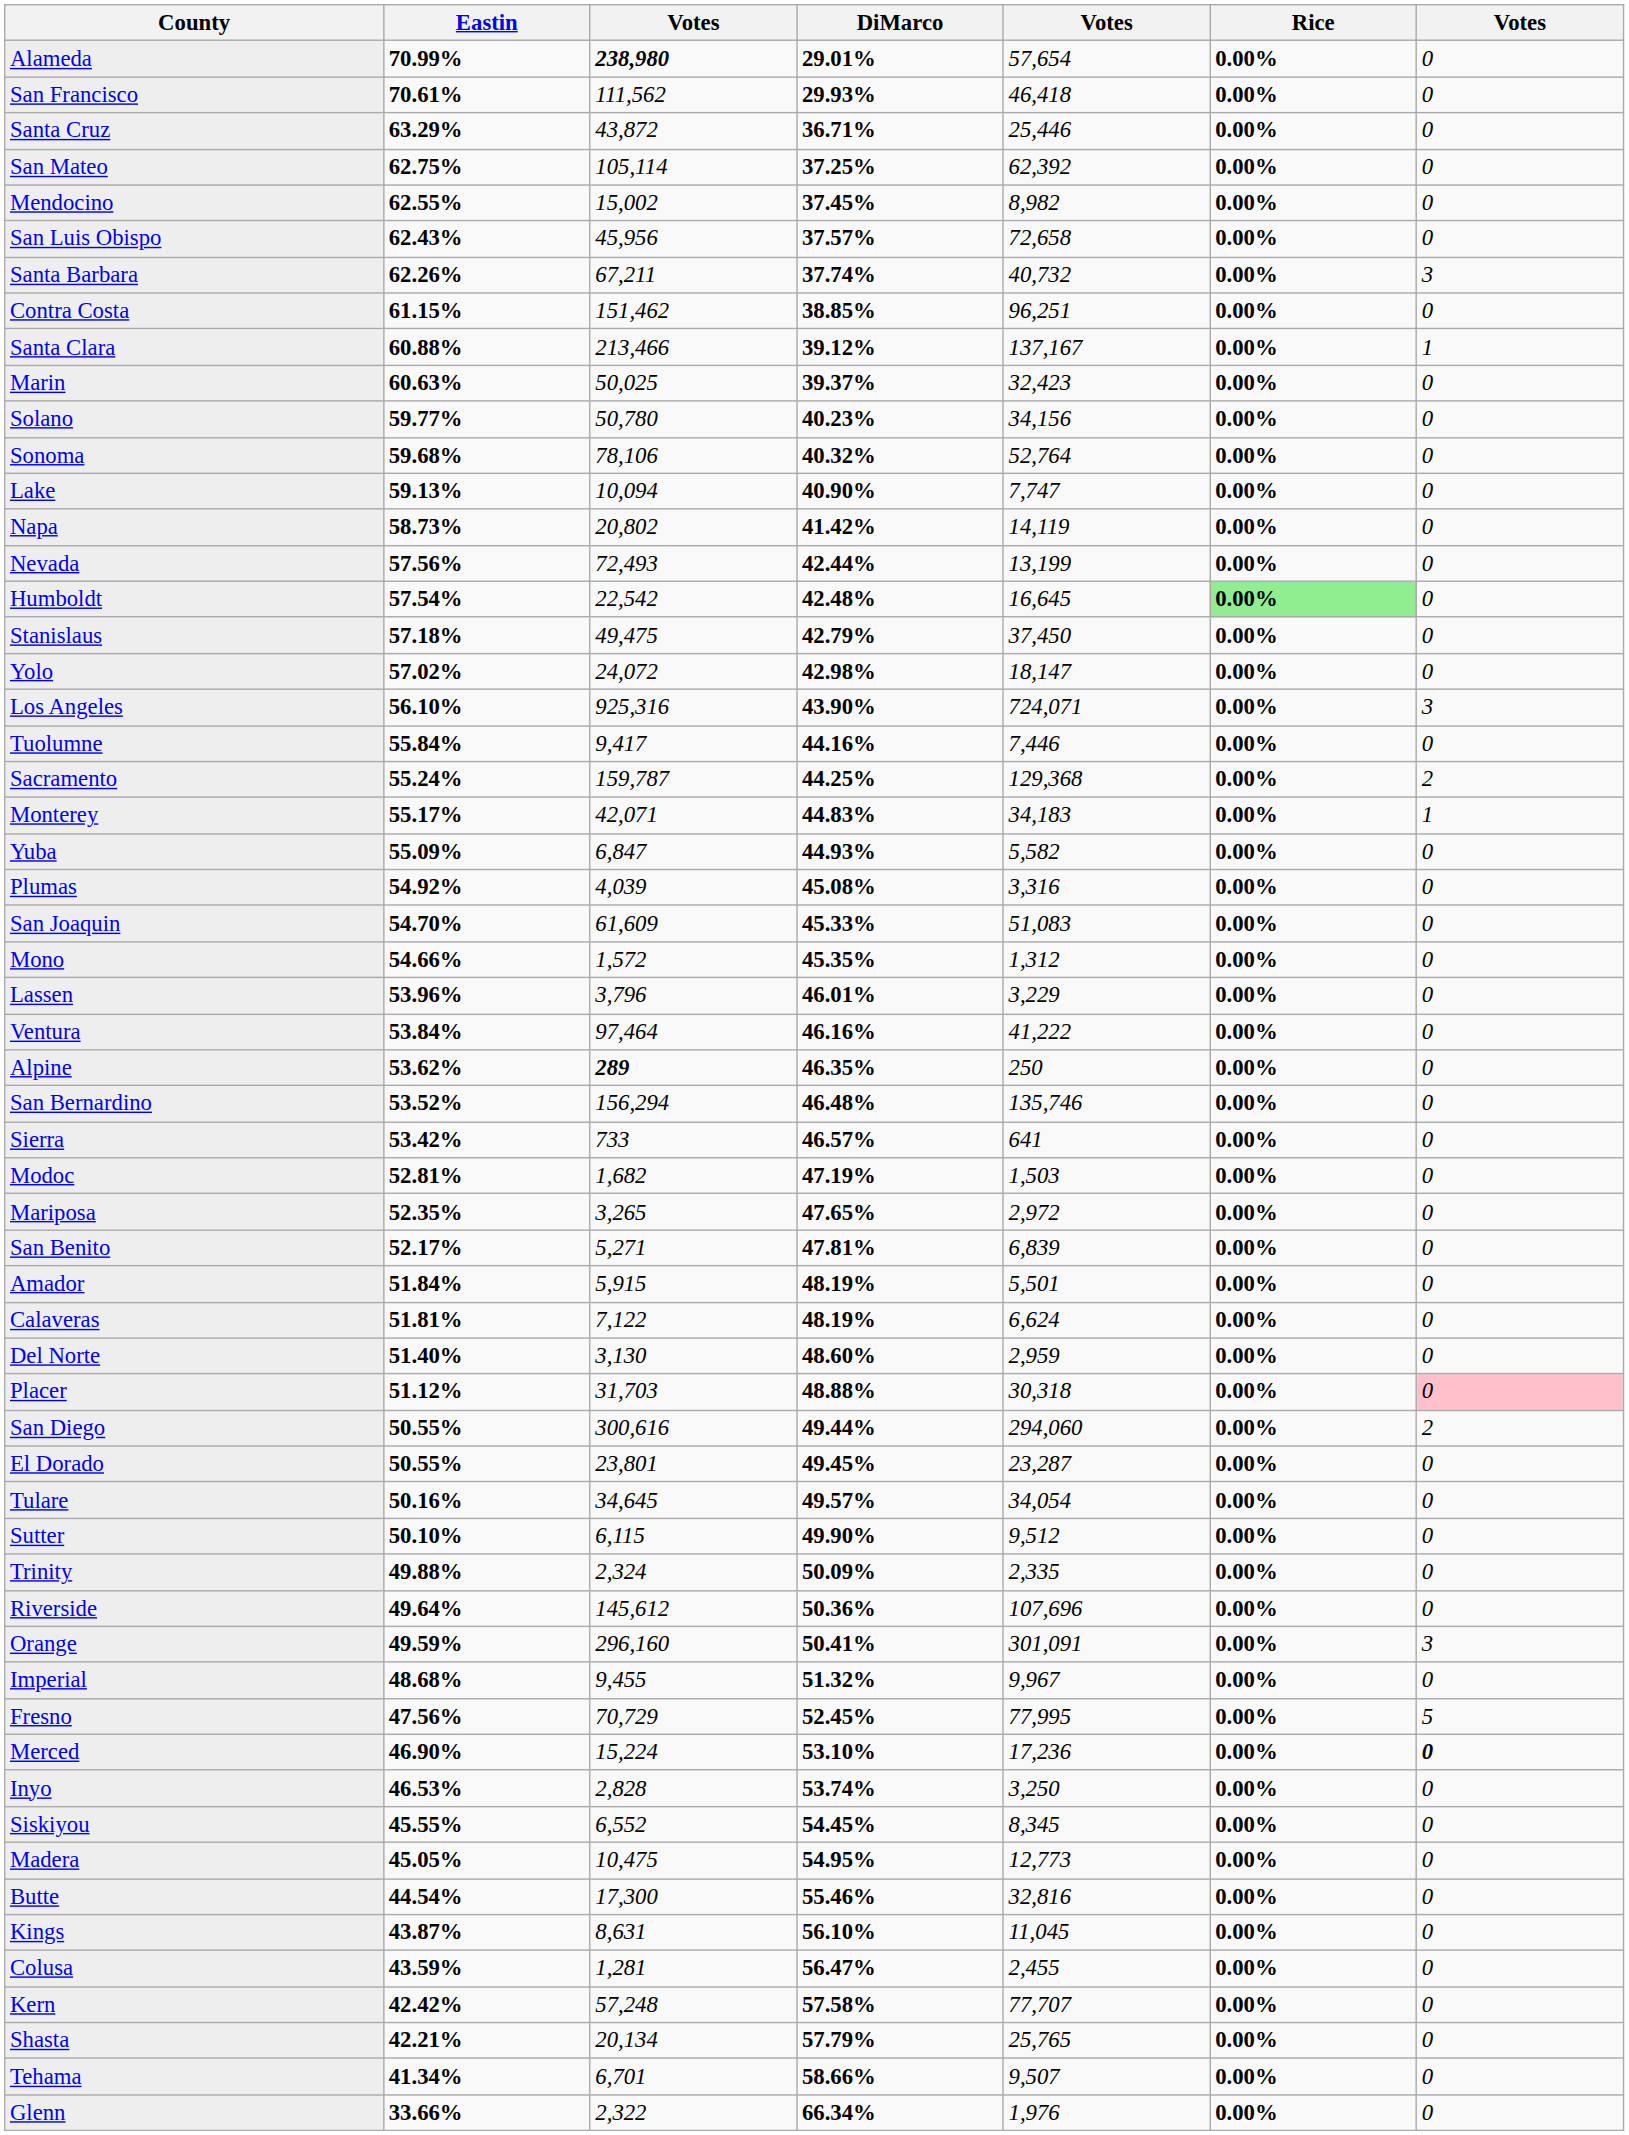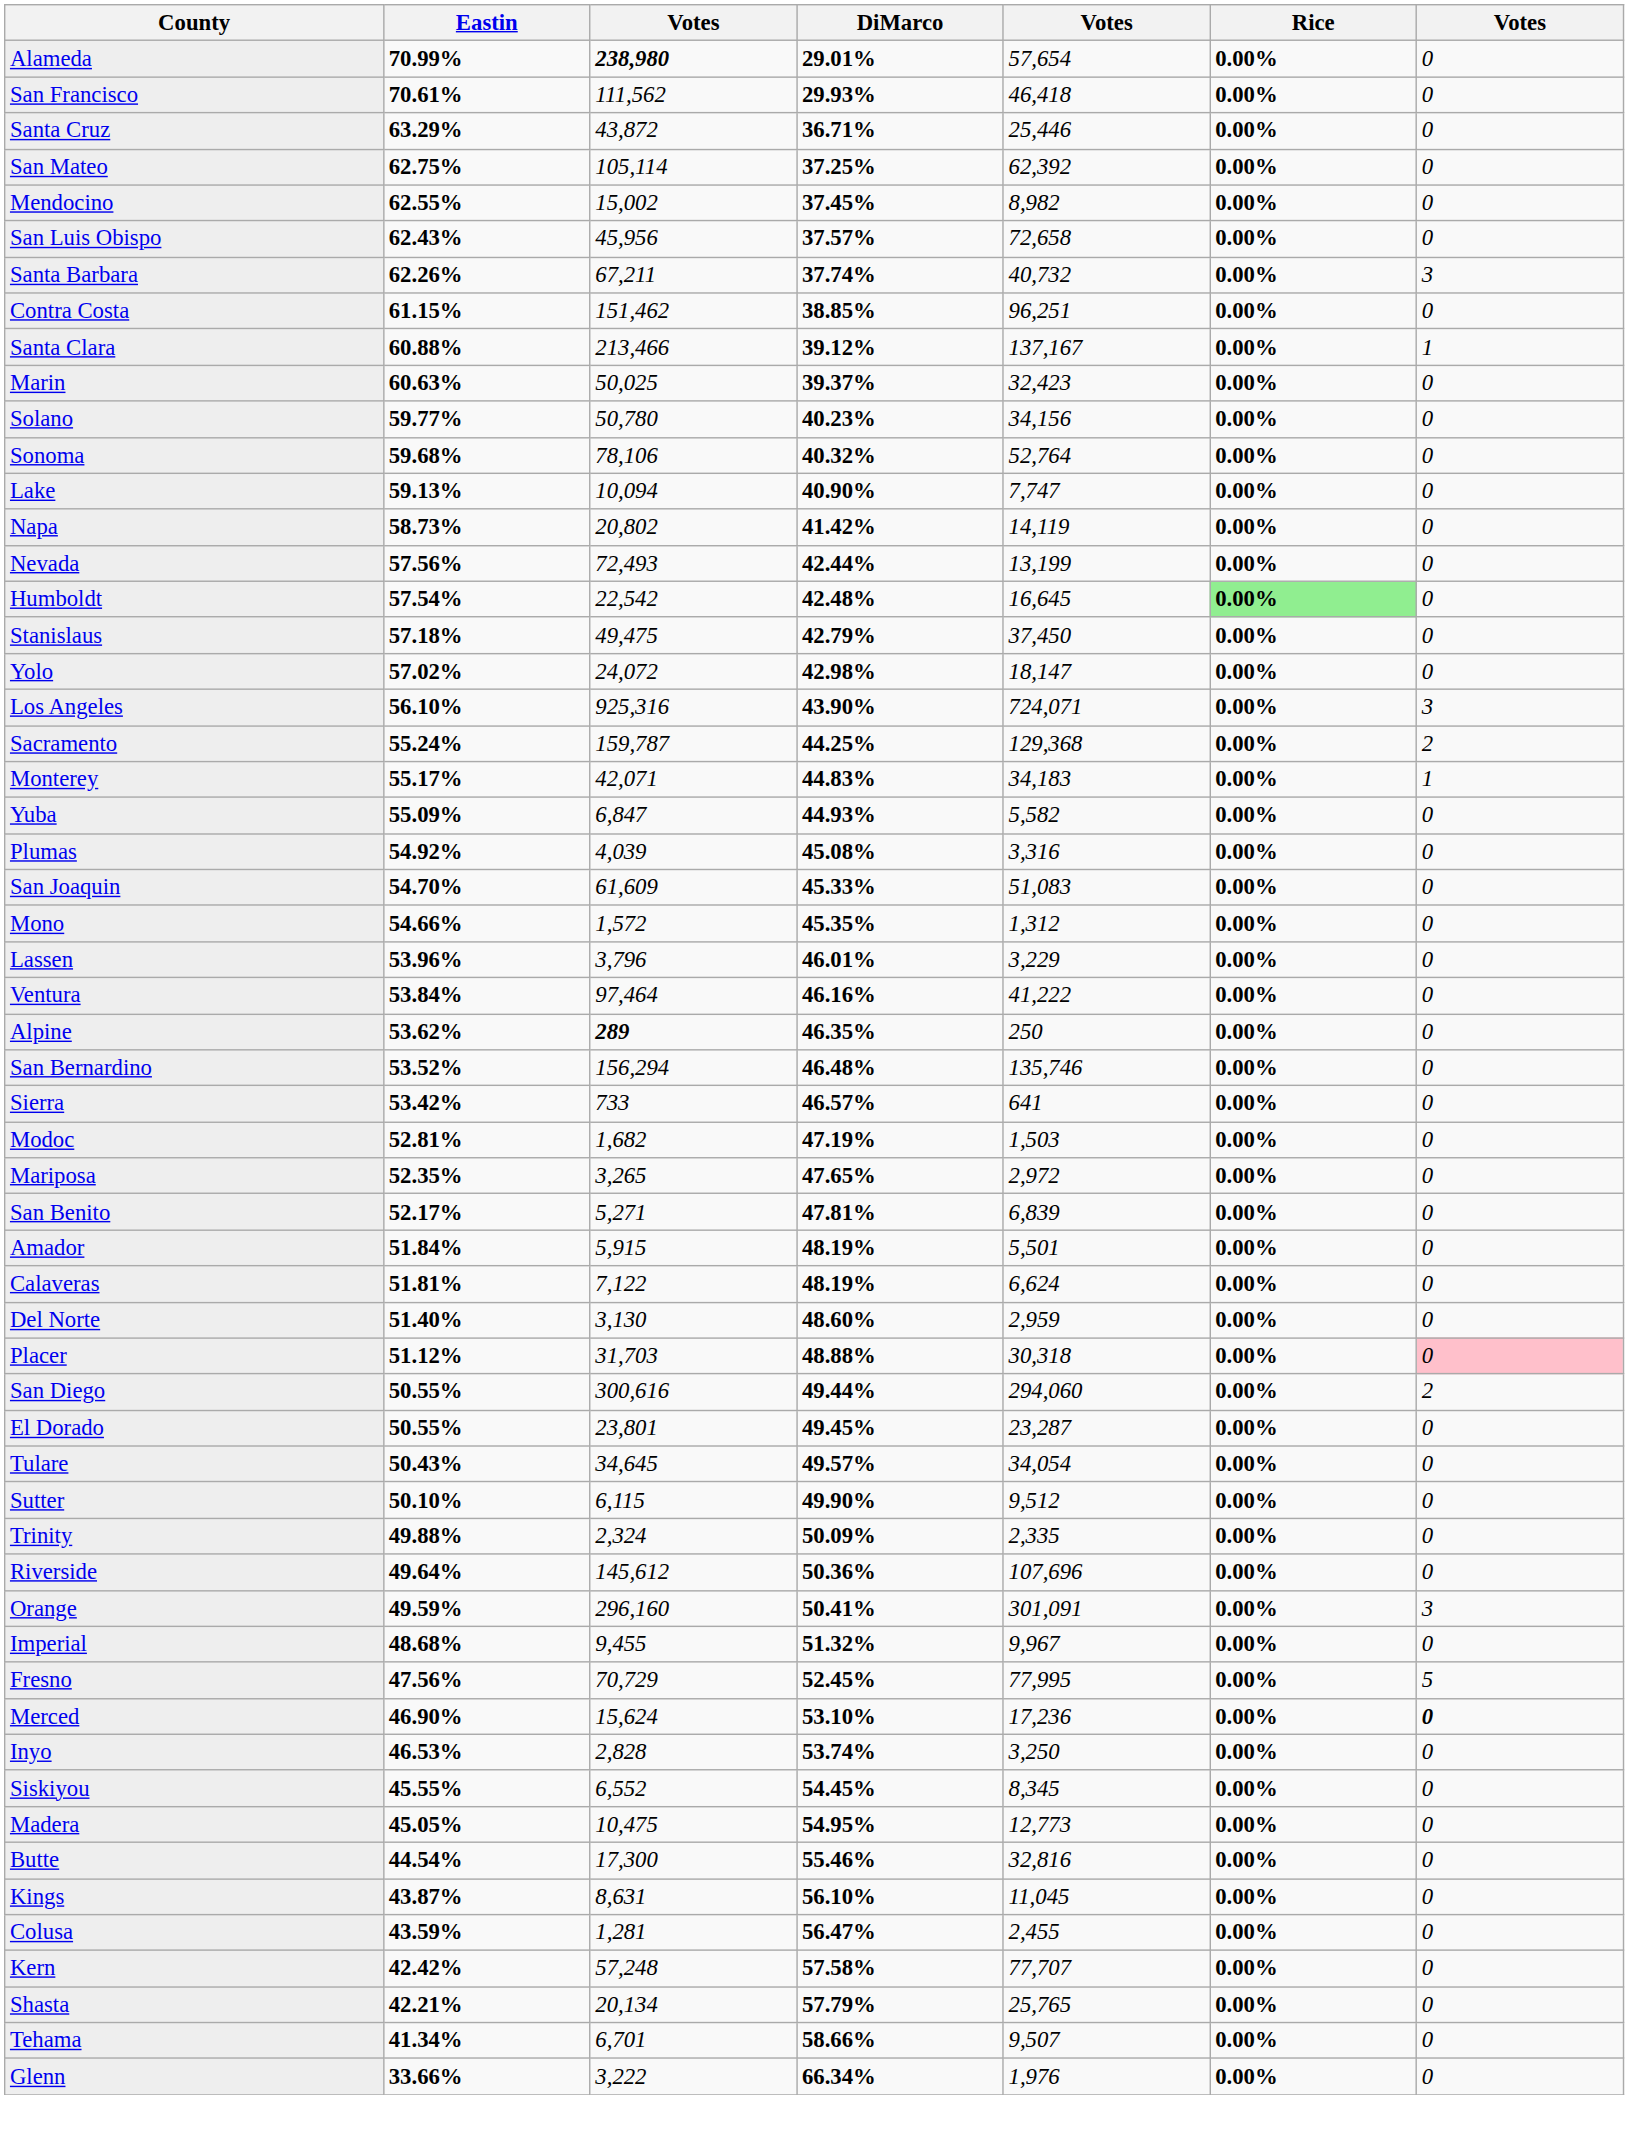- row: (56, 743)
(426, 1499) 50.16% -> (426, 1463) 50.43%
(627, 1752) 15,224 -> (627, 1716) 15,624
(621, 2112) 2,322 -> (621, 2076) 3,222
